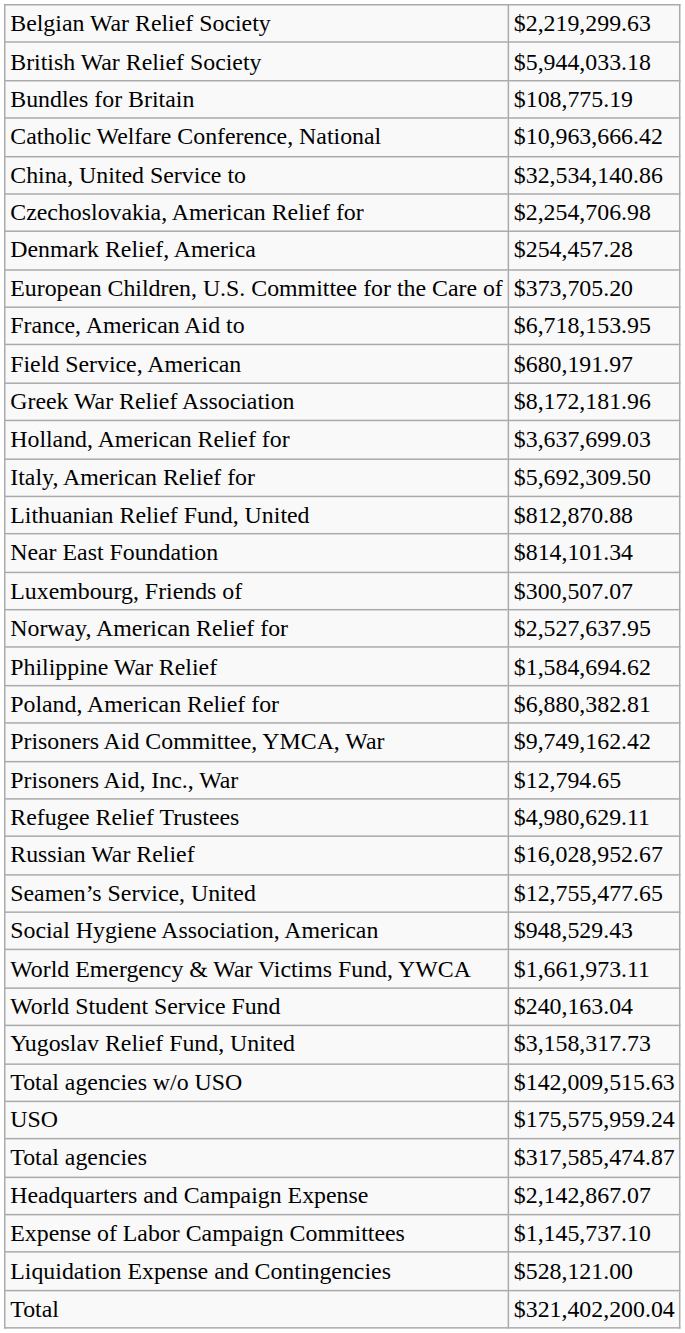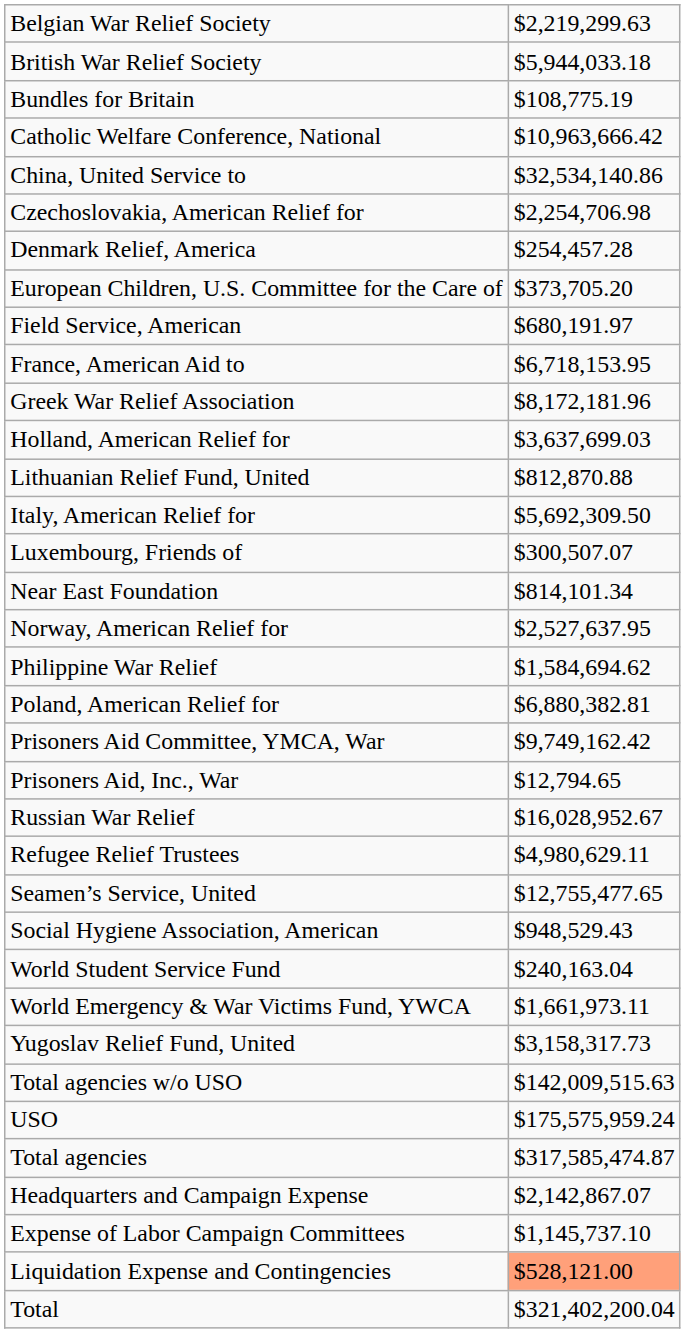rows swapped: (126, 363) <-> (127, 325)
rows swapped: (133, 477) <-> (160, 514)
rows swapped: (126, 590) <-> (114, 552)
rows swapped: (125, 817) <-> (102, 855)
rows swapped: (241, 968) <-> (145, 1006)
(573, 1271) no background -> (573, 1271) lightsalmon background
